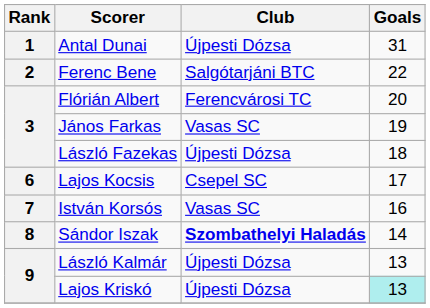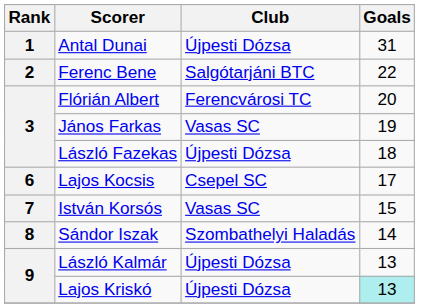(398, 208) 16 -> (387, 208) 15
(275, 235) bold -> (270, 235) normal
